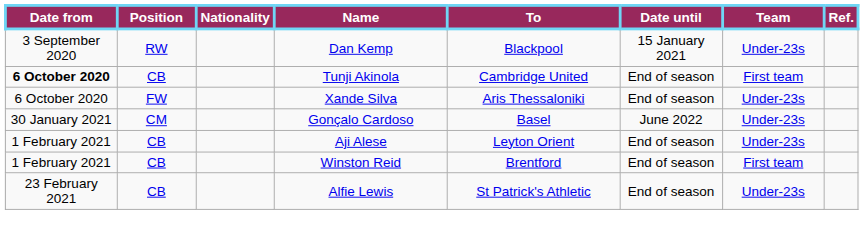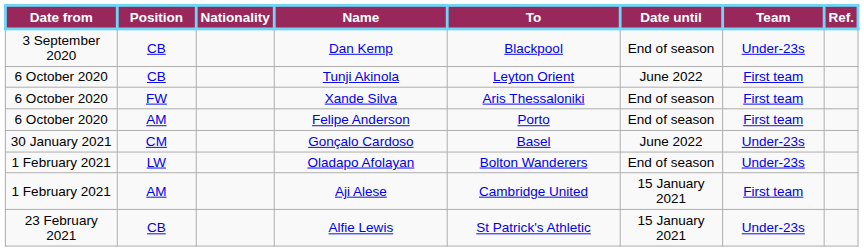(156, 48) RW -> (156, 48) CB
(671, 48) 15 January 2021 -> (671, 48) End of season
(61, 77) bold -> (61, 77) normal
(534, 77) Cambridge United -> (534, 77) Leyton Orient
(671, 77) End of season -> (671, 77) June 2022
(773, 99) Under-23s -> (773, 99) First team
+ row: (361, 120)
+ row: (361, 163)
(156, 141) CB -> (156, 192) AM
(534, 141) Leyton Orient -> (534, 192) Cambridge United
(671, 141) End of season -> (671, 192) 15 January 2021
(773, 141) Under-23s -> (773, 192) First team
- row: (361, 163)
(671, 192) End of season -> (671, 228) 15 January 2021
